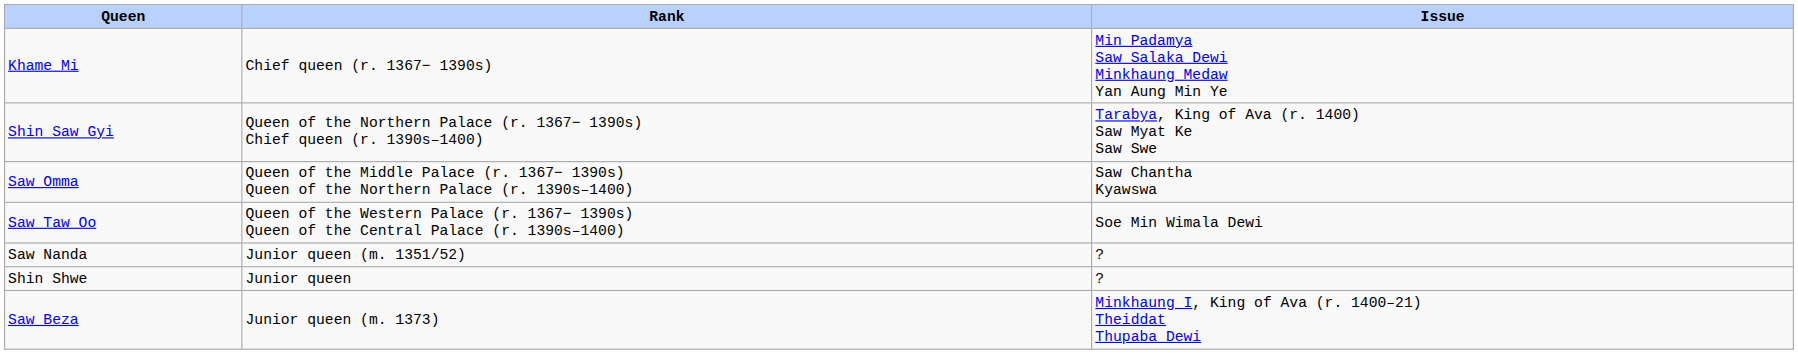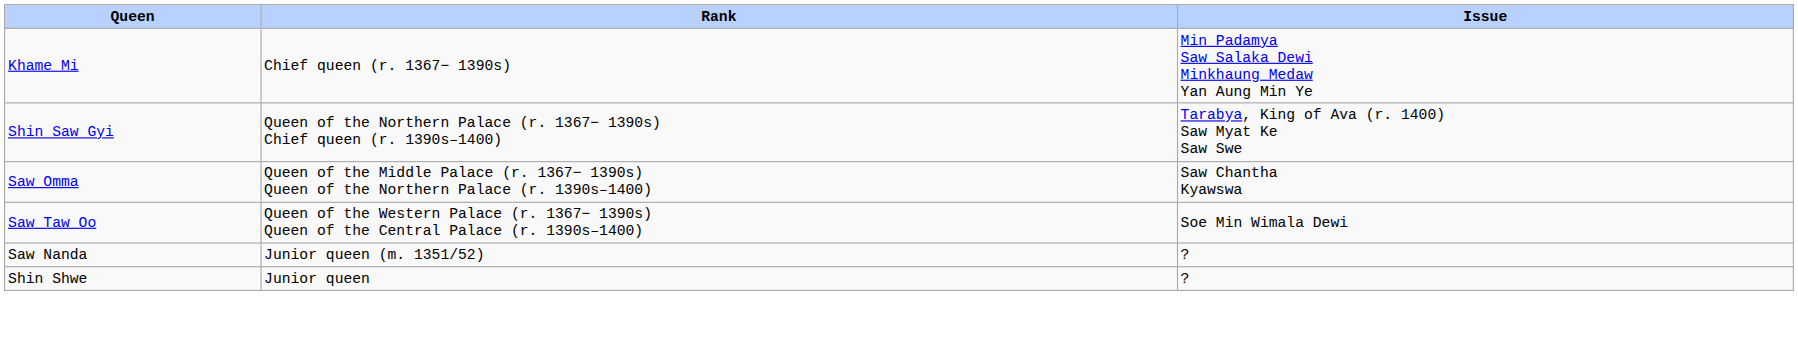- row: (43, 320)
